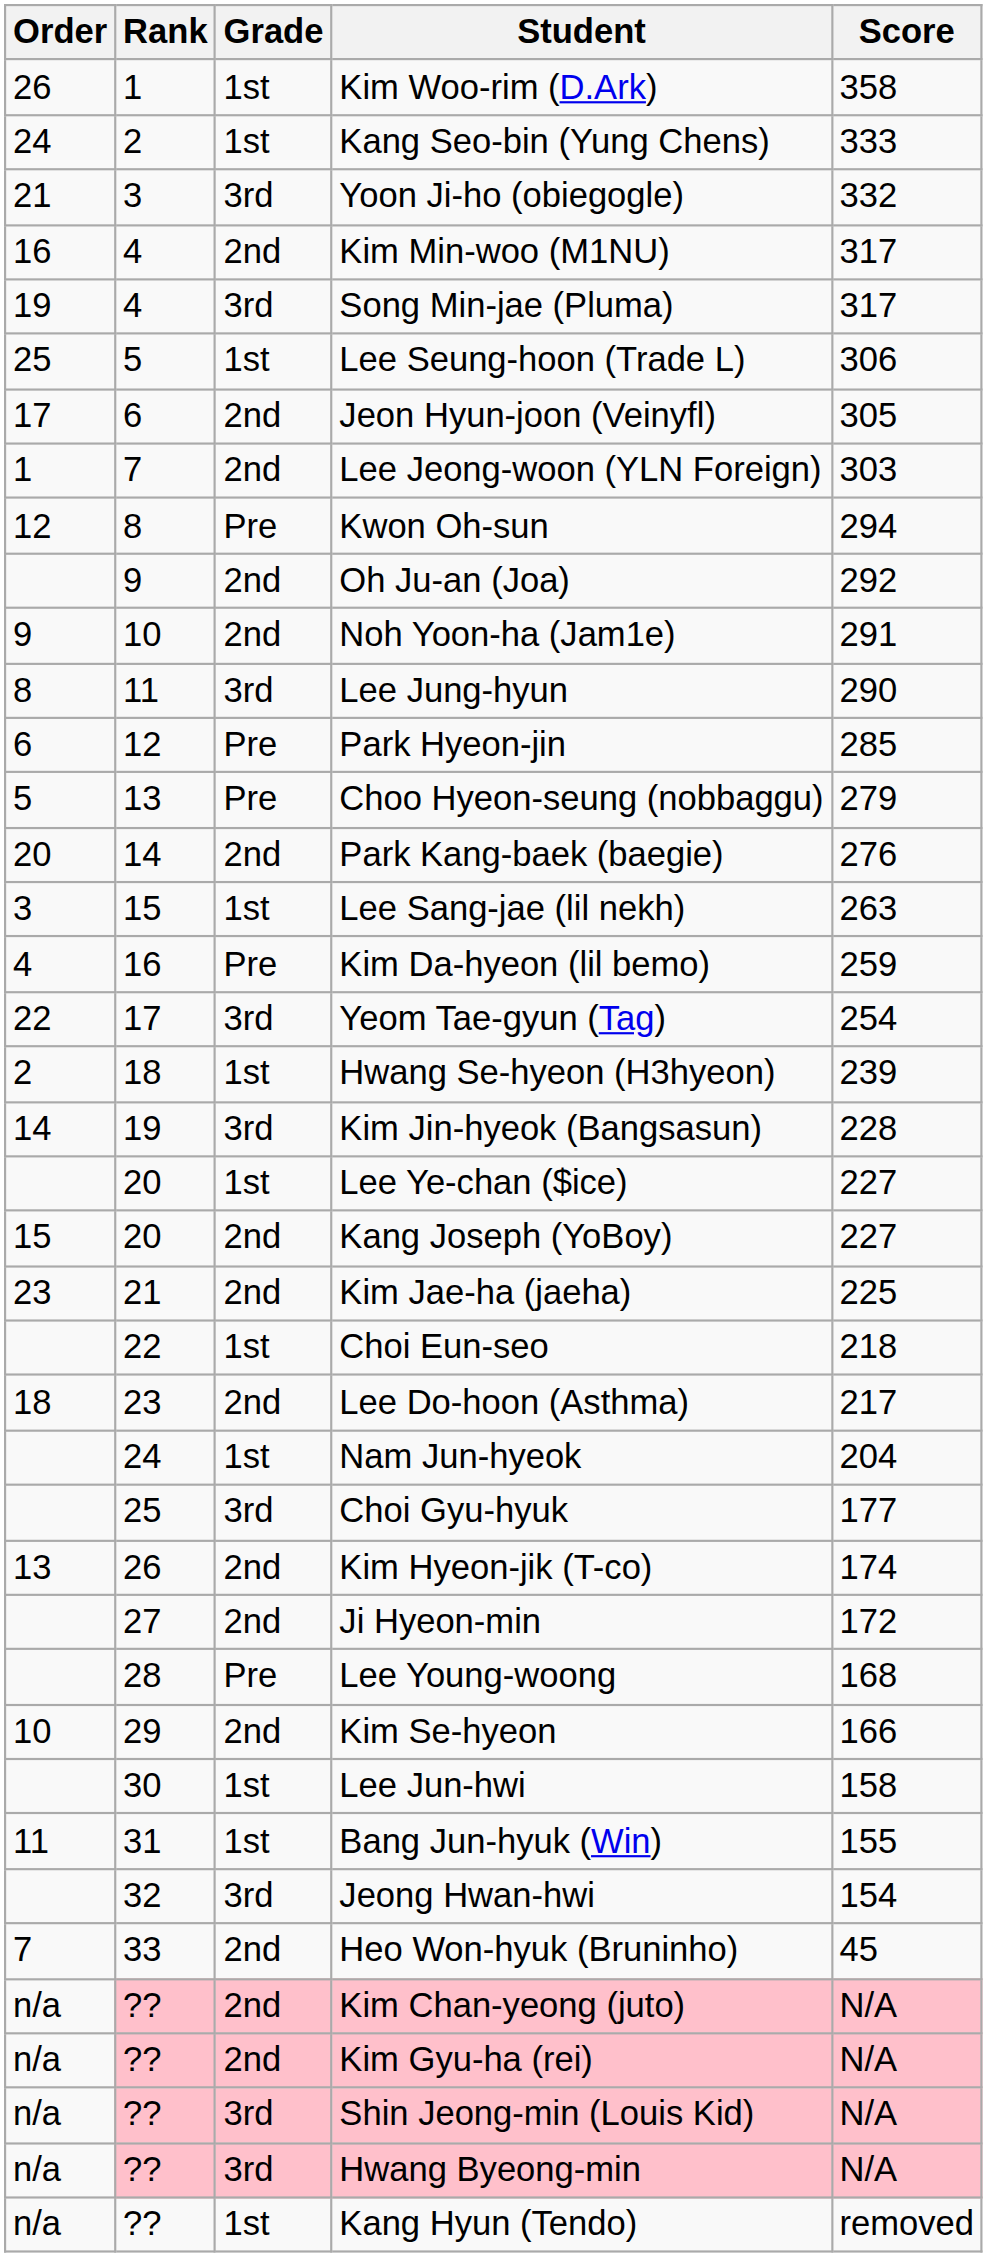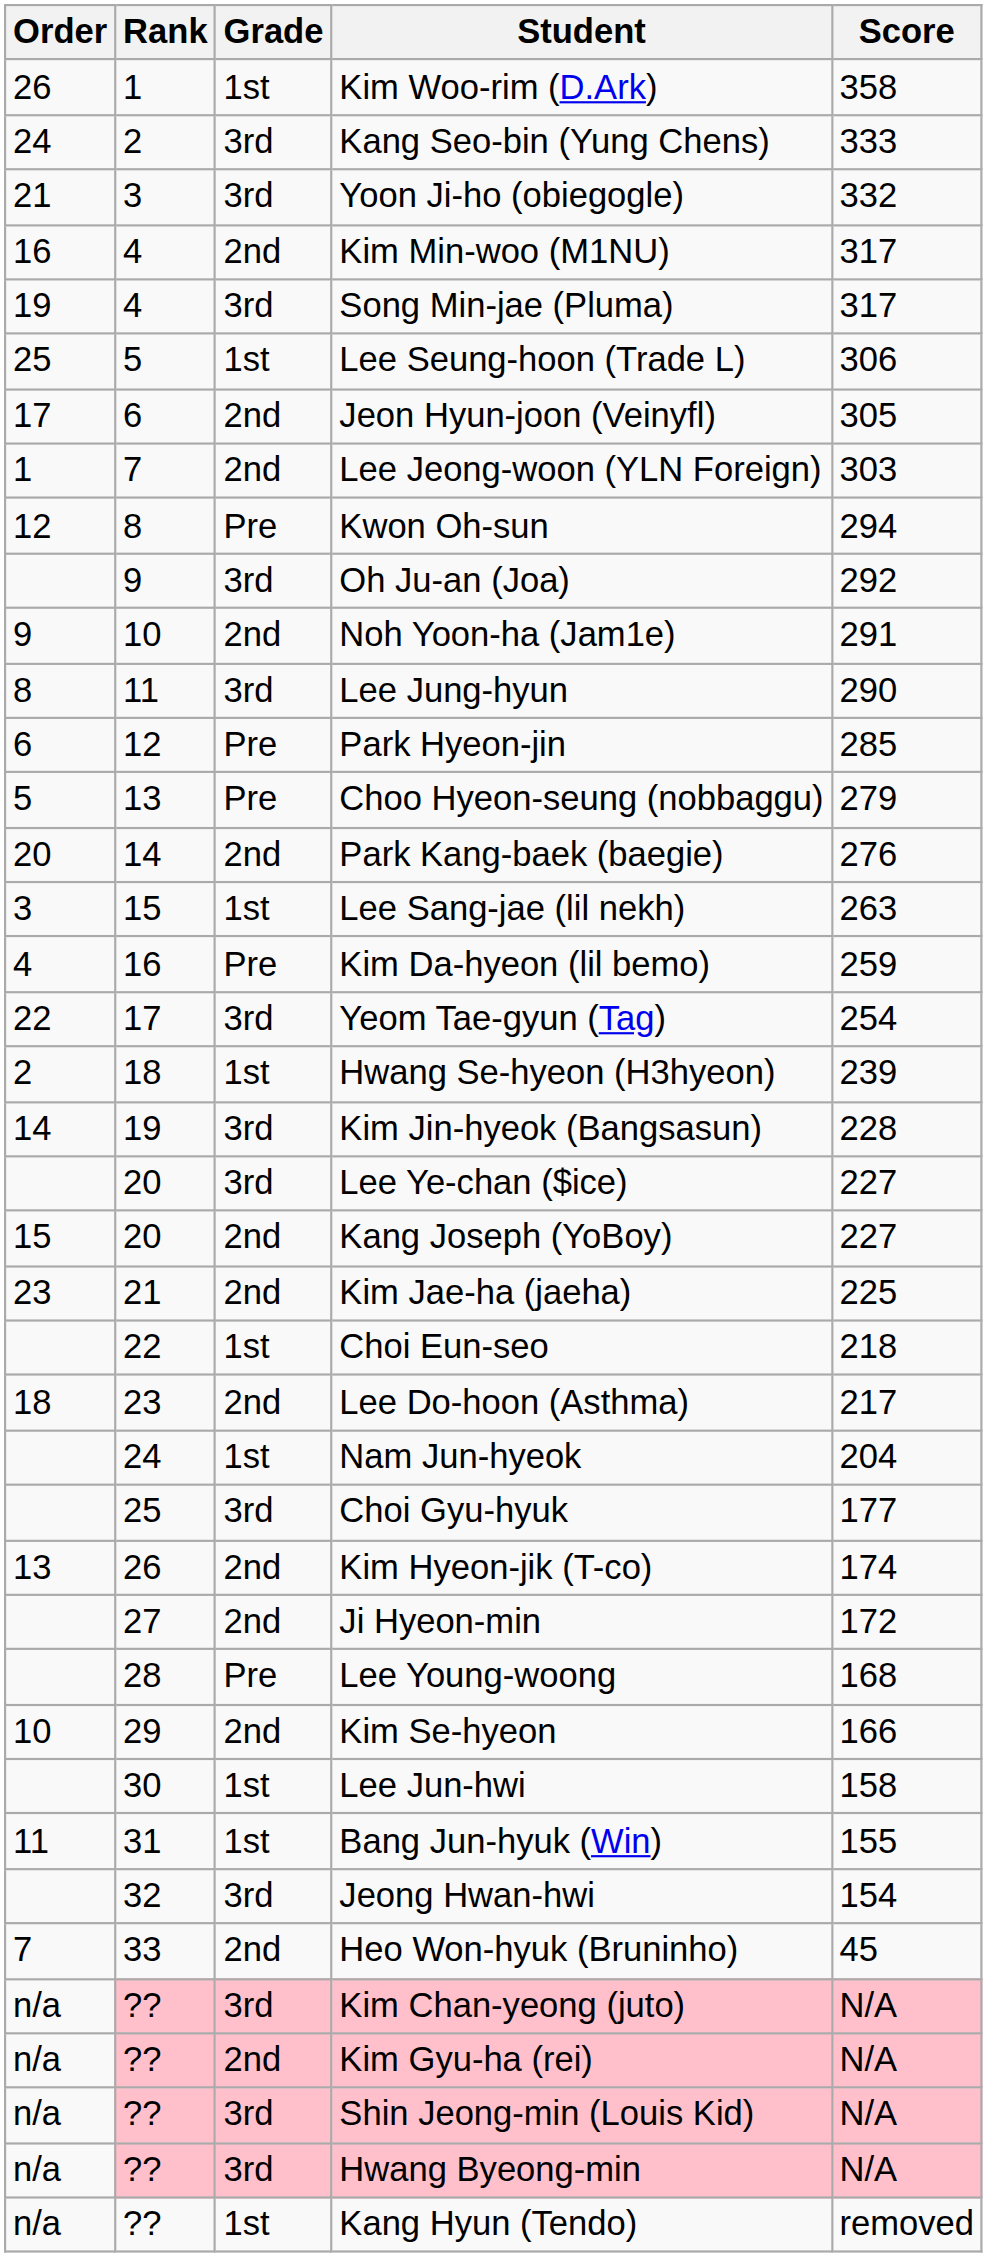(247, 141) 1st -> (249, 141) 3rd
(252, 580) 2nd -> (249, 580) 3rd
(247, 1182) 1st -> (249, 1182) 3rd
(252, 2005) 2nd -> (249, 2005) 3rd
